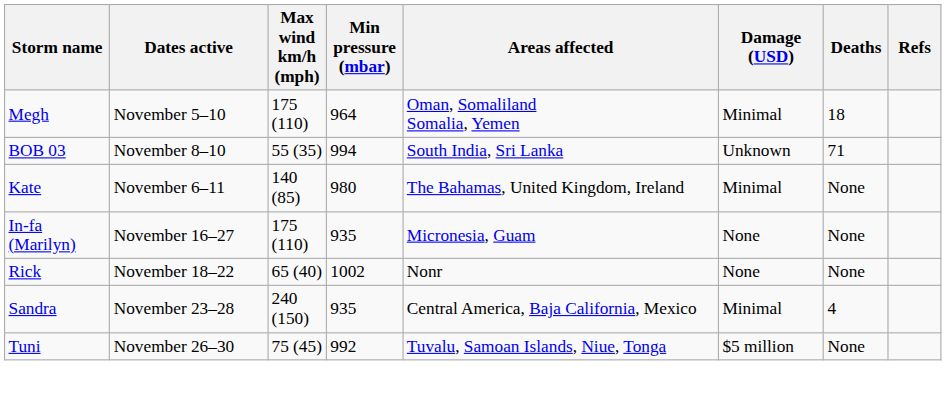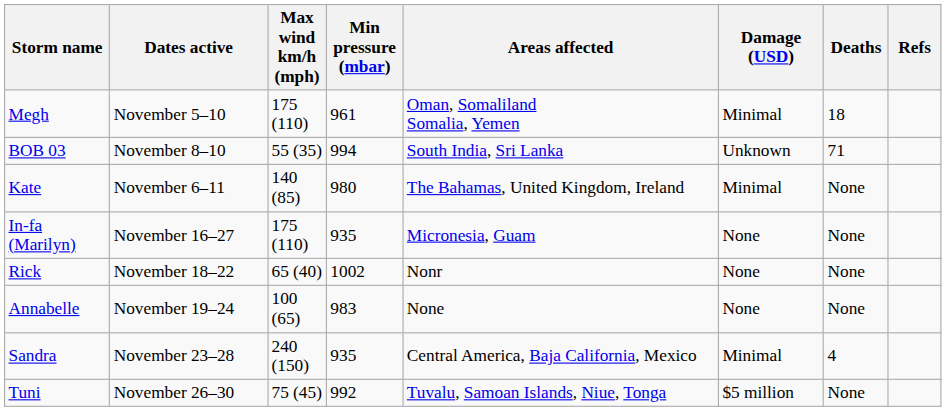(343, 113) 964 -> (343, 113) 961
+ row: (44, 308)
